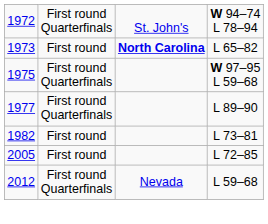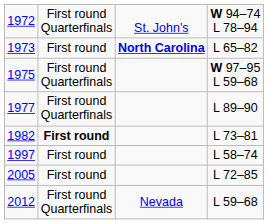(77, 135) normal -> (77, 135) bold
+ row: (21, 155)
